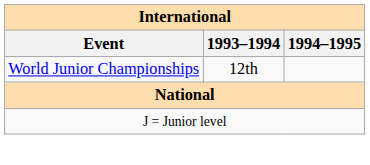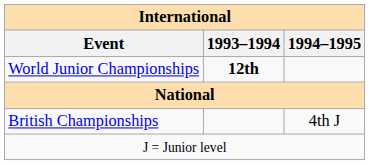(243, 69) normal -> (243, 69) bold
+ row: (83, 120)
